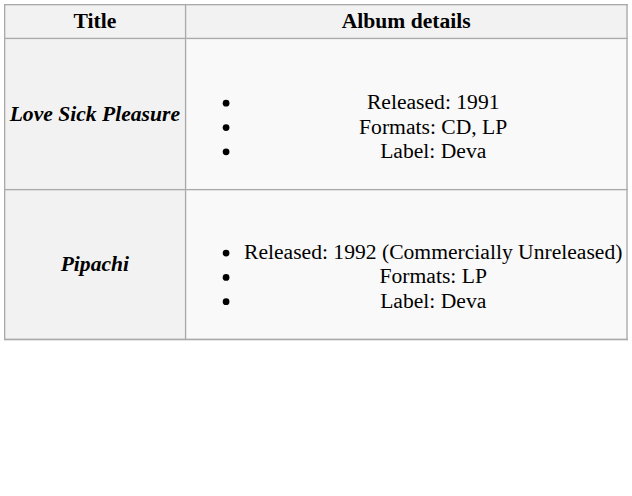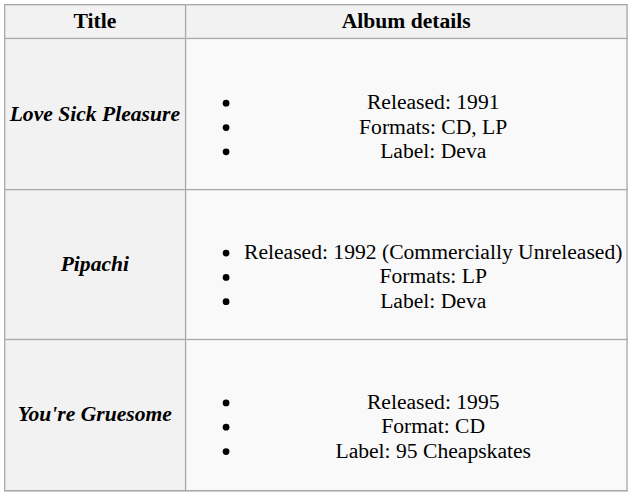+ row: (95, 414)
